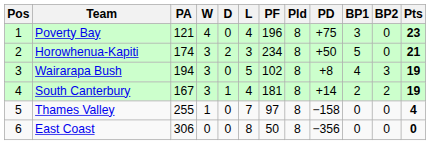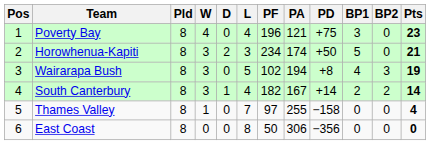columns swapped: (297, 14) <-> (184, 14)
(272, 91) 181 -> (271, 91) 182
(413, 91) 19 -> (413, 91) 14
